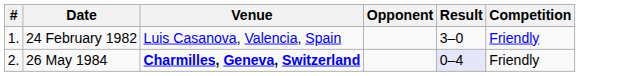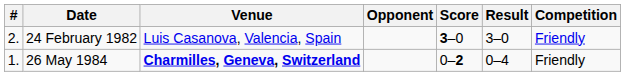+ column: (459, 15)
(14, 37) 1. -> (14, 37) 2.
(14, 60) 2. -> (14, 60) 1.
(452, 60) lavender background -> (497, 60) no background
